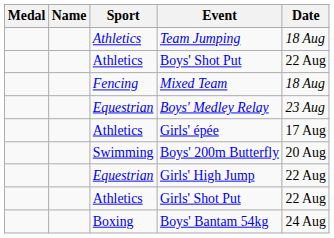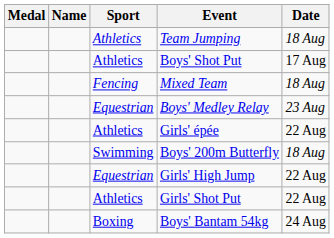(306, 61) 22 Aug -> (306, 61) 17 Aug
(306, 130) 17 Aug -> (306, 130) 22 Aug
(306, 153) 20 Aug -> (305, 153) 18 Aug
